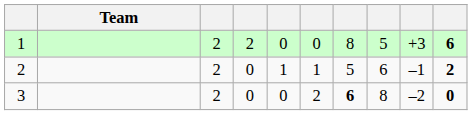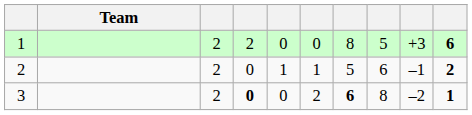(250, 95) normal -> (250, 95) bold
(450, 95) 0 -> (450, 95) 1
